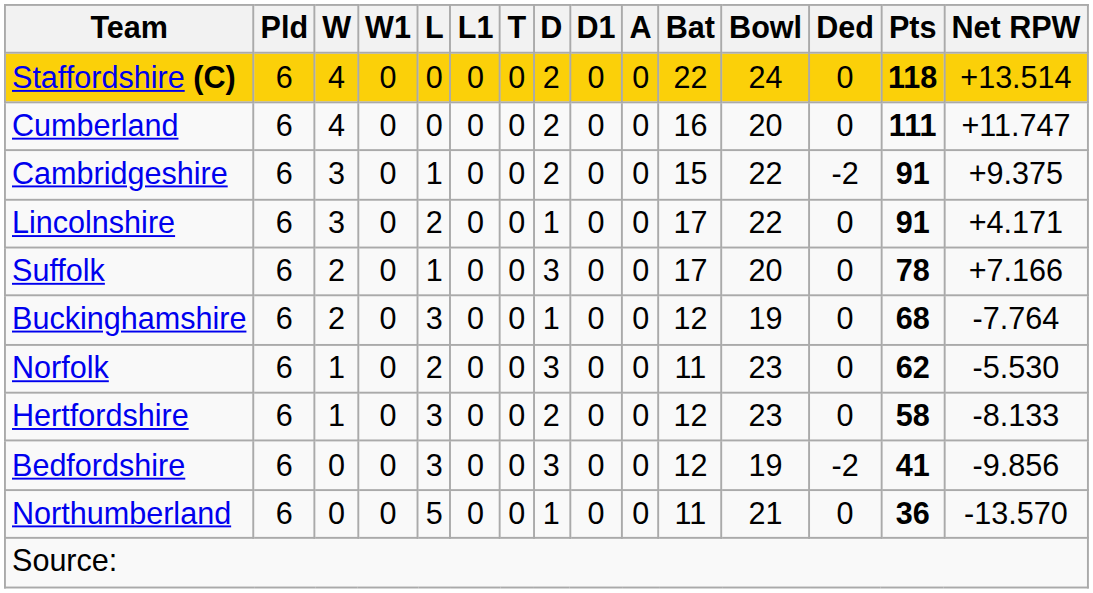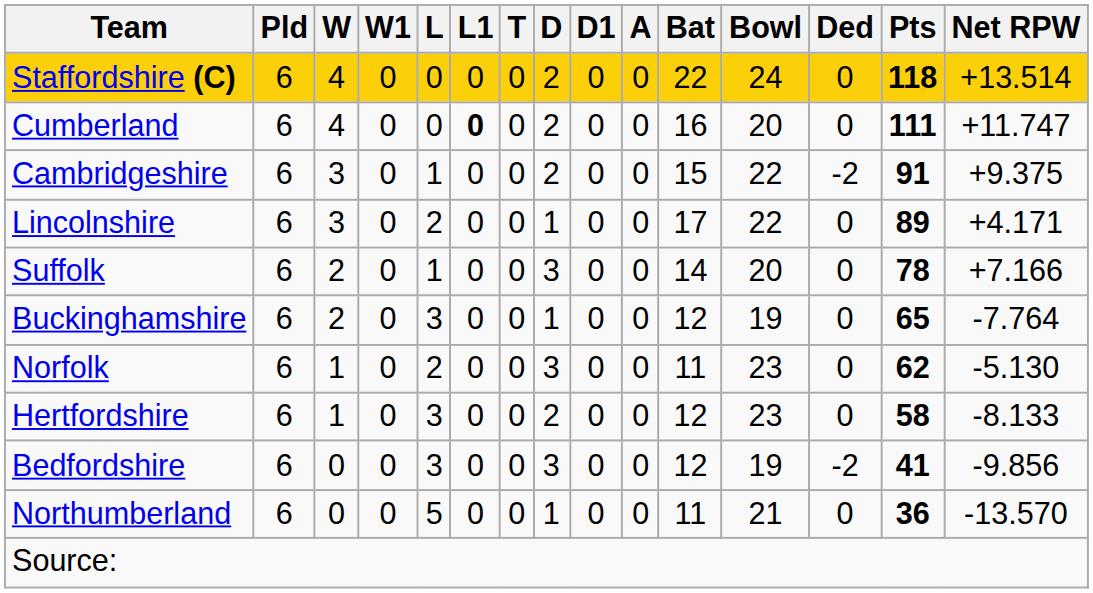(476, 125) normal -> (476, 125) bold
(913, 222) 91 -> (913, 222) 89
(690, 271) 17 -> (690, 271) 14
(913, 319) 68 -> (913, 319) 65
(1016, 367) -5.530 -> (1016, 367) -5.130
